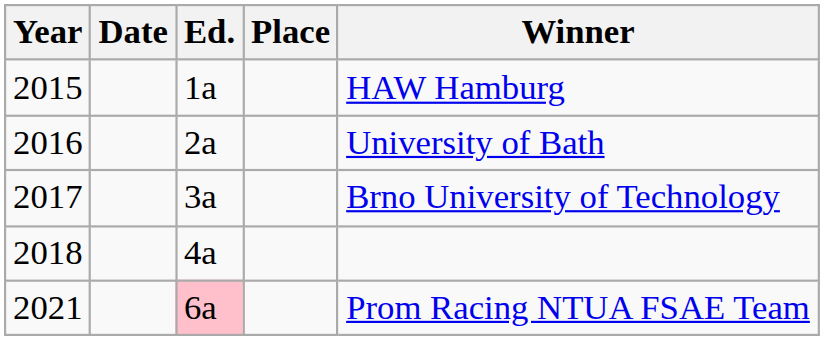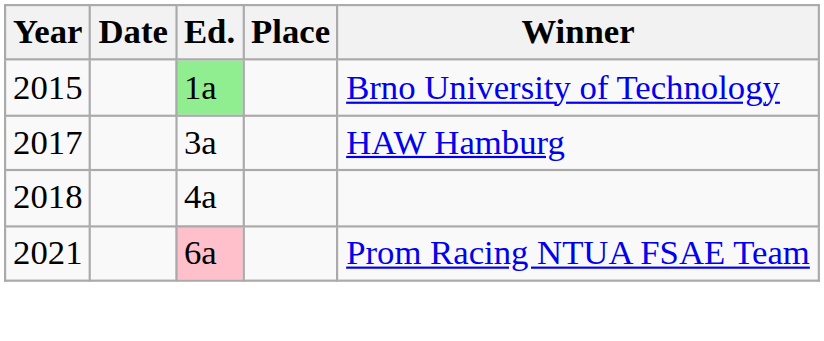(200, 87) no background -> (200, 87) lightgreen background
(455, 87) HAW Hamburg -> (563, 87) Brno University of Technology
- row: (48, 142)
(563, 197) Brno University of Technology -> (455, 142) HAW Hamburg
